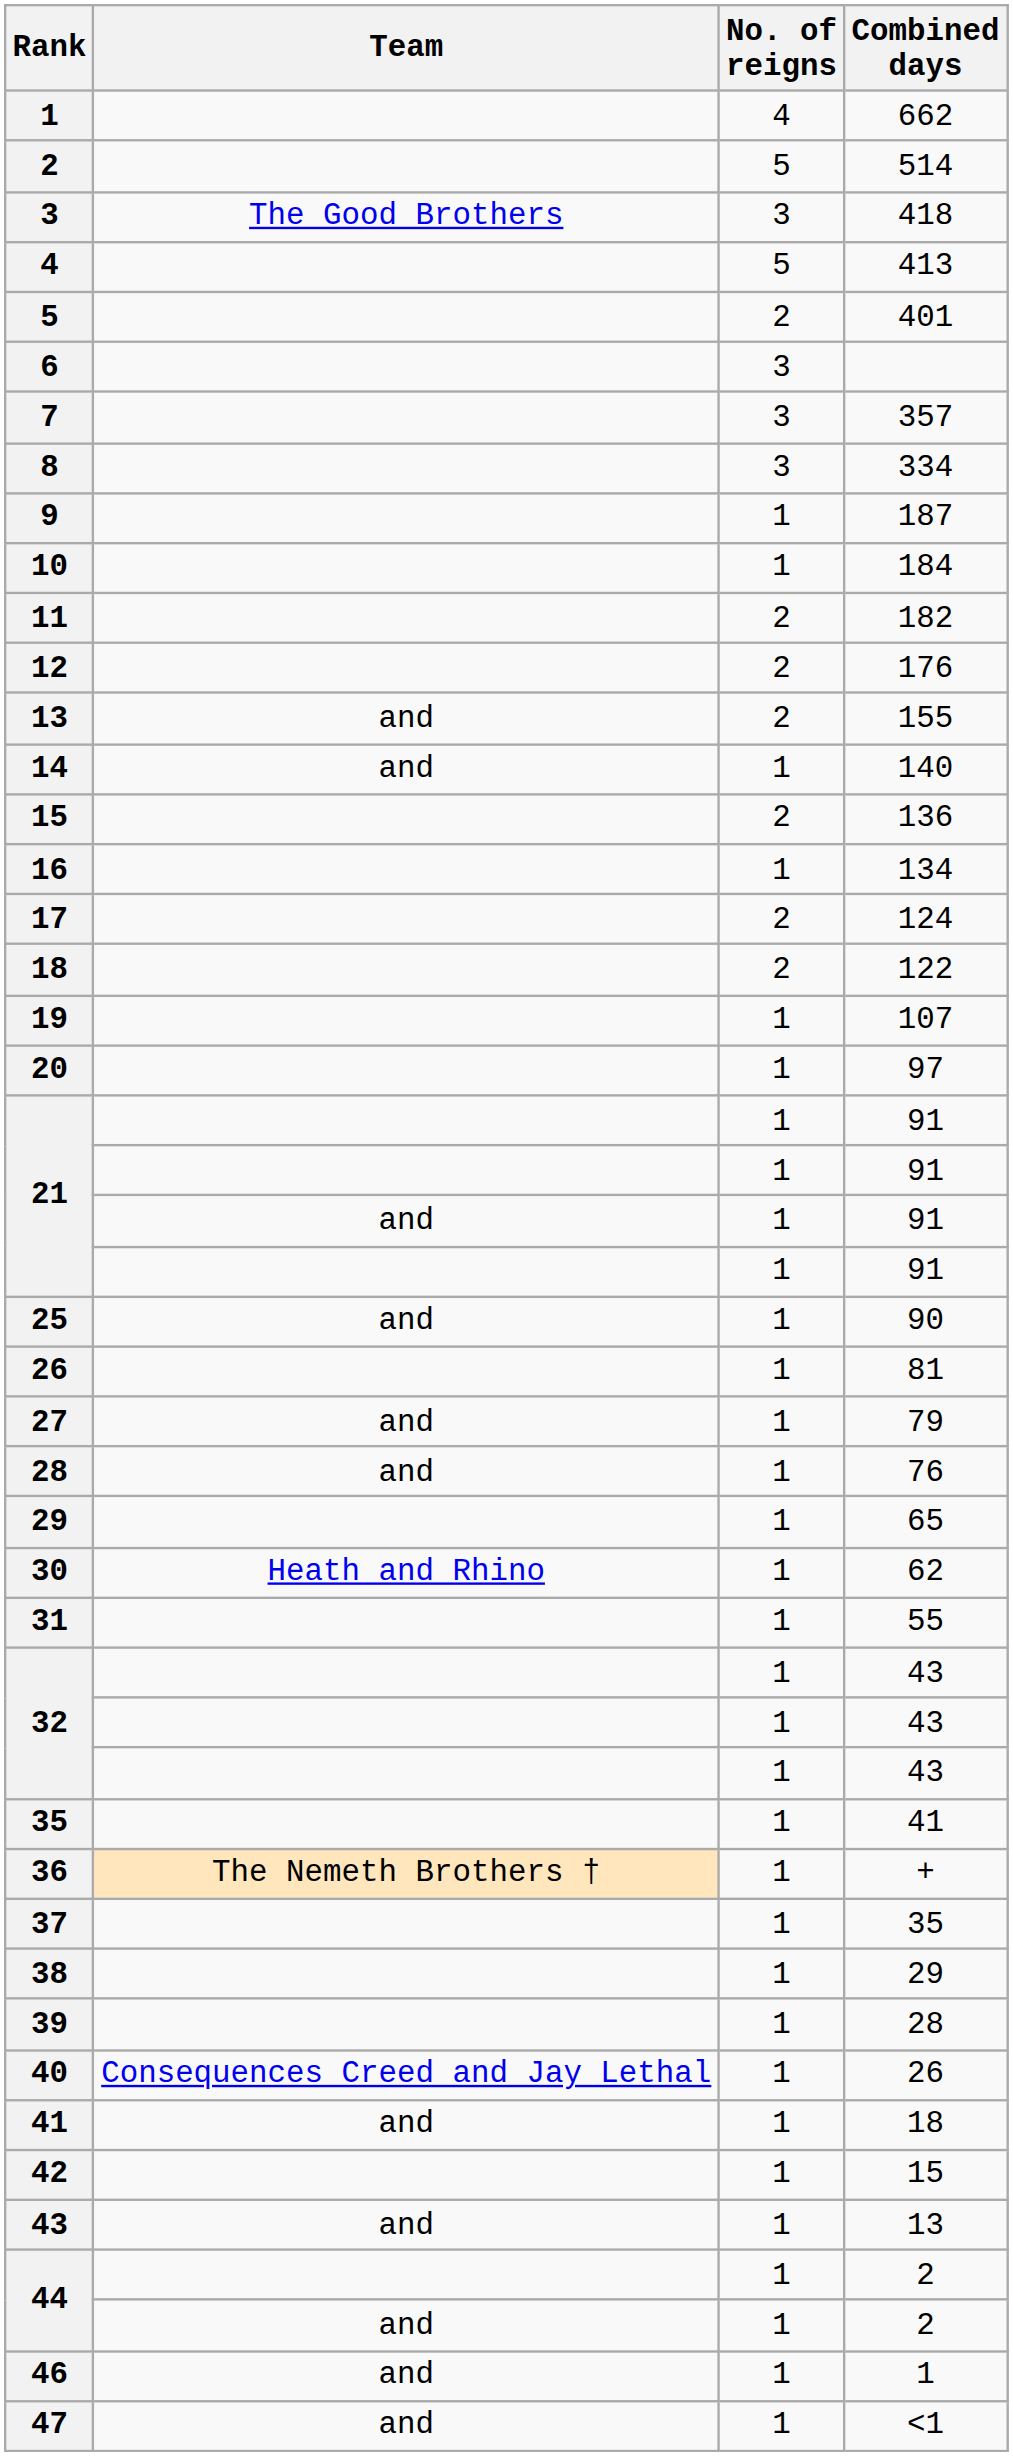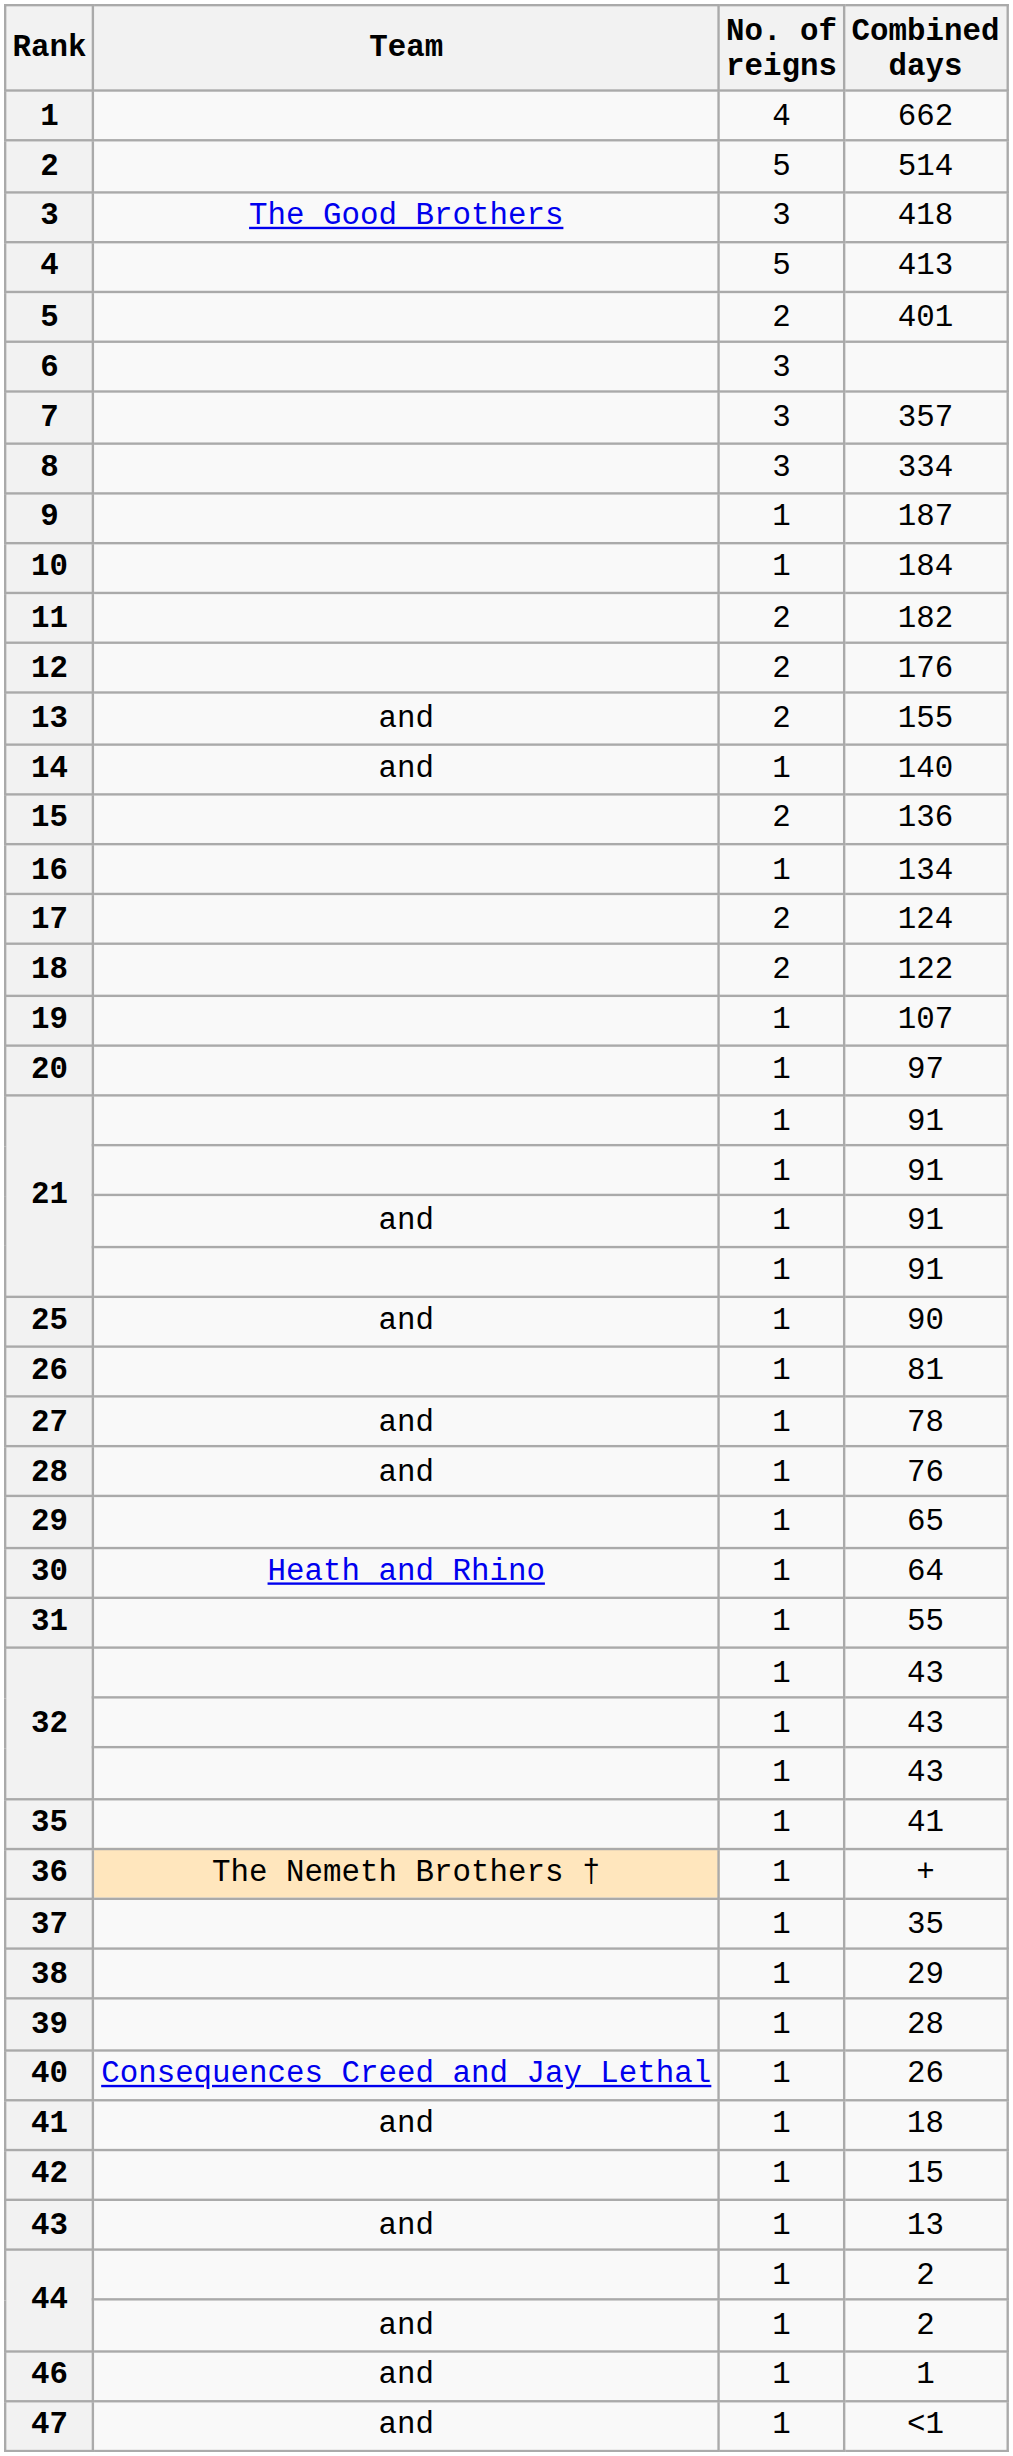(926, 1422) 79 -> (926, 1422) 78
(926, 1572) 62 -> (926, 1572) 64
